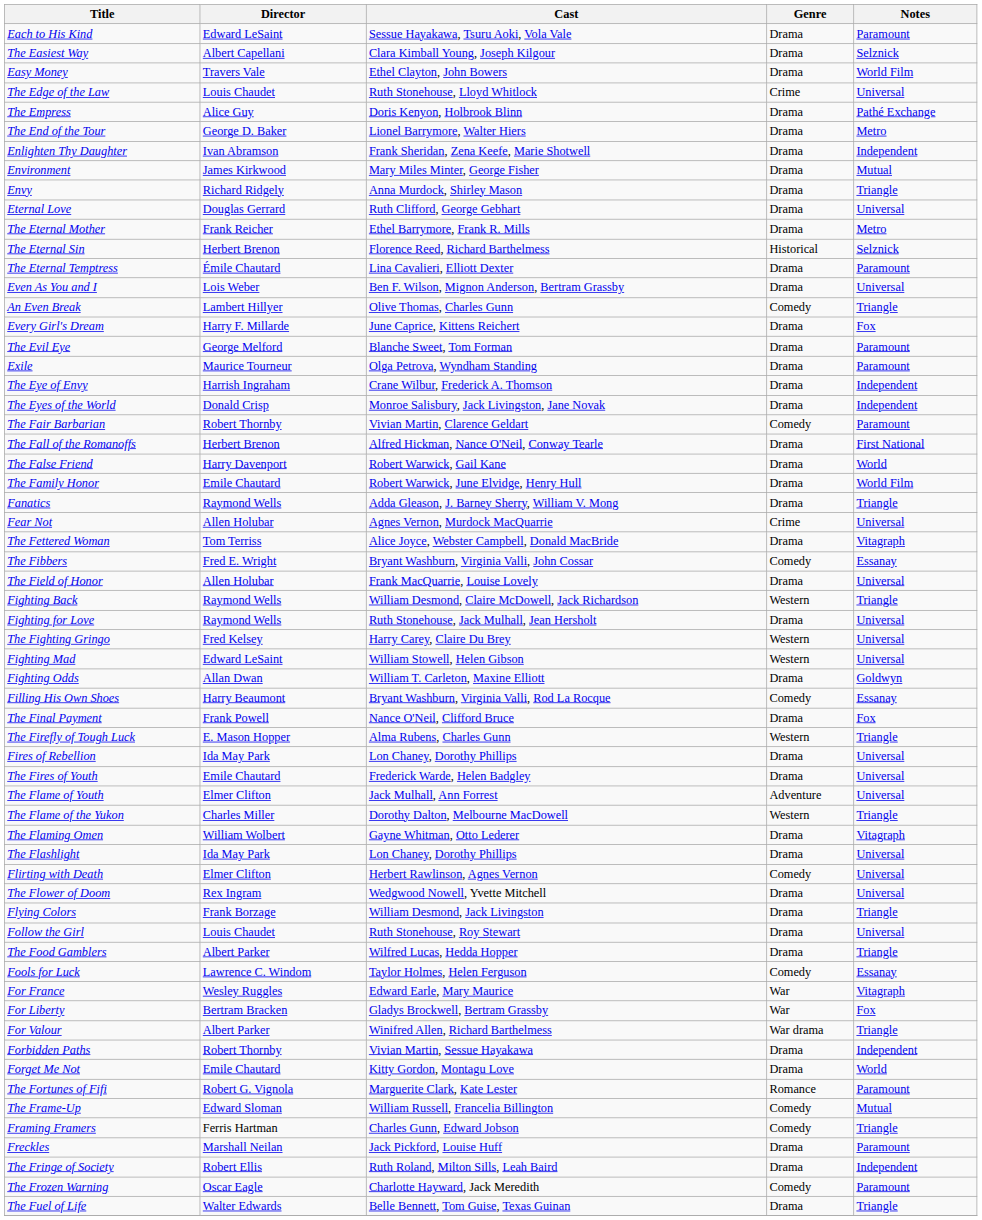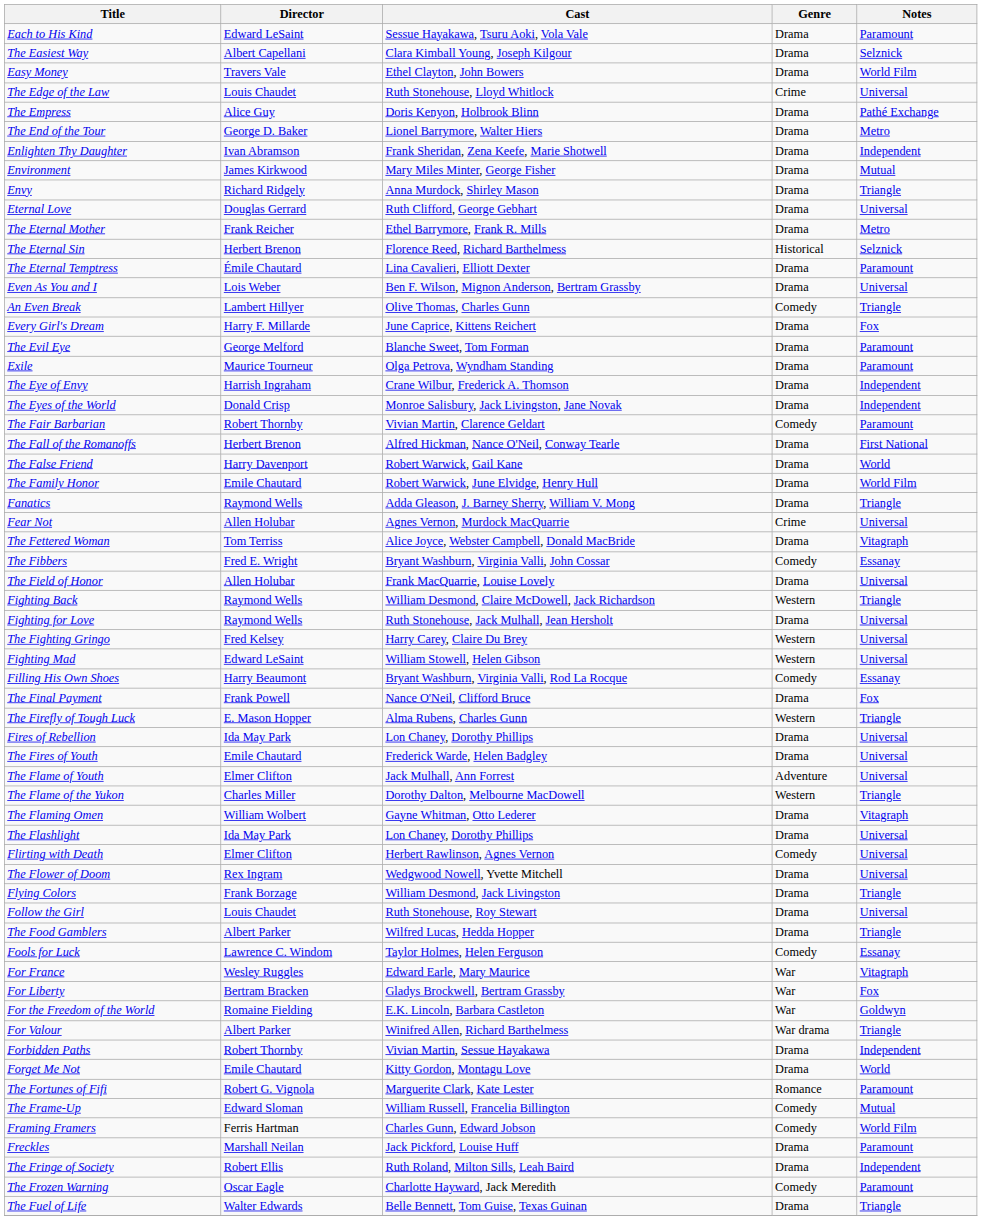- row: (43, 678)
+ row: (81, 1010)
(877, 1127) Triangle -> (888, 1127) World Film
